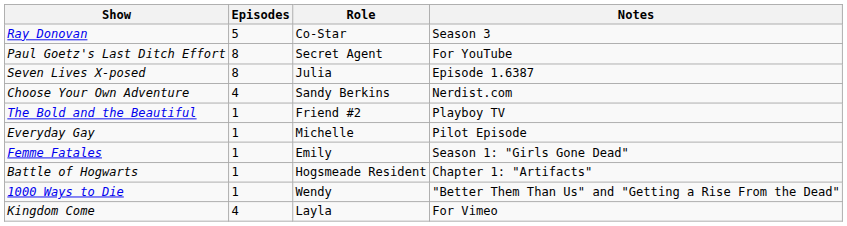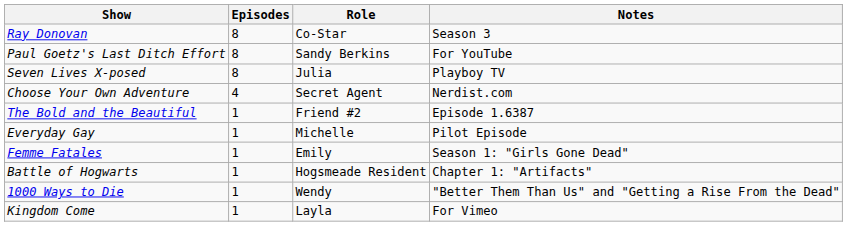(235, 34) 5 -> (235, 34) 8
(339, 54) Secret Agent -> (343, 54) Sandy Berkins
(483, 73) Episode 1.6387 -> (469, 73) Playboy TV
(343, 93) Sandy Berkins -> (339, 93) Secret Agent
(469, 113) Playboy TV -> (483, 113) Episode 1.6387
(235, 211) 4 -> (235, 211) 1
